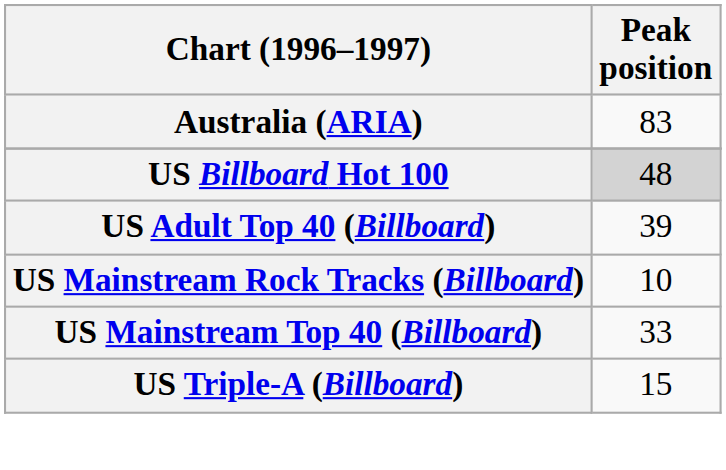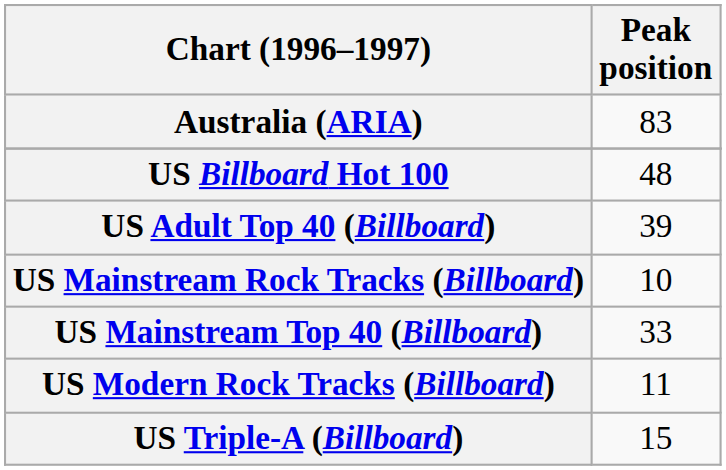(656, 173) lightgrey background -> (656, 173) no background
+ row: (298, 385)
